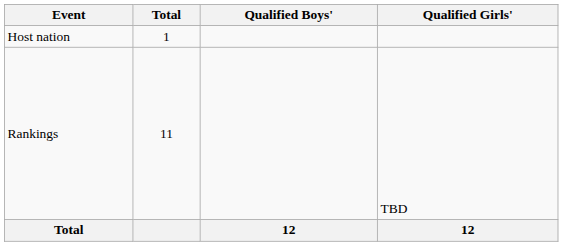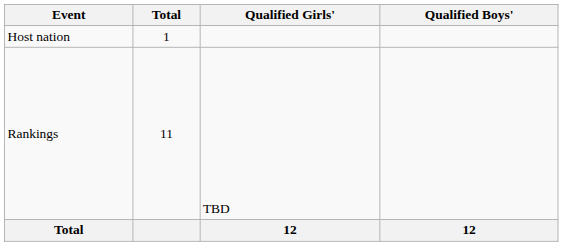columns swapped: (289, 15) <-> (468, 15)
